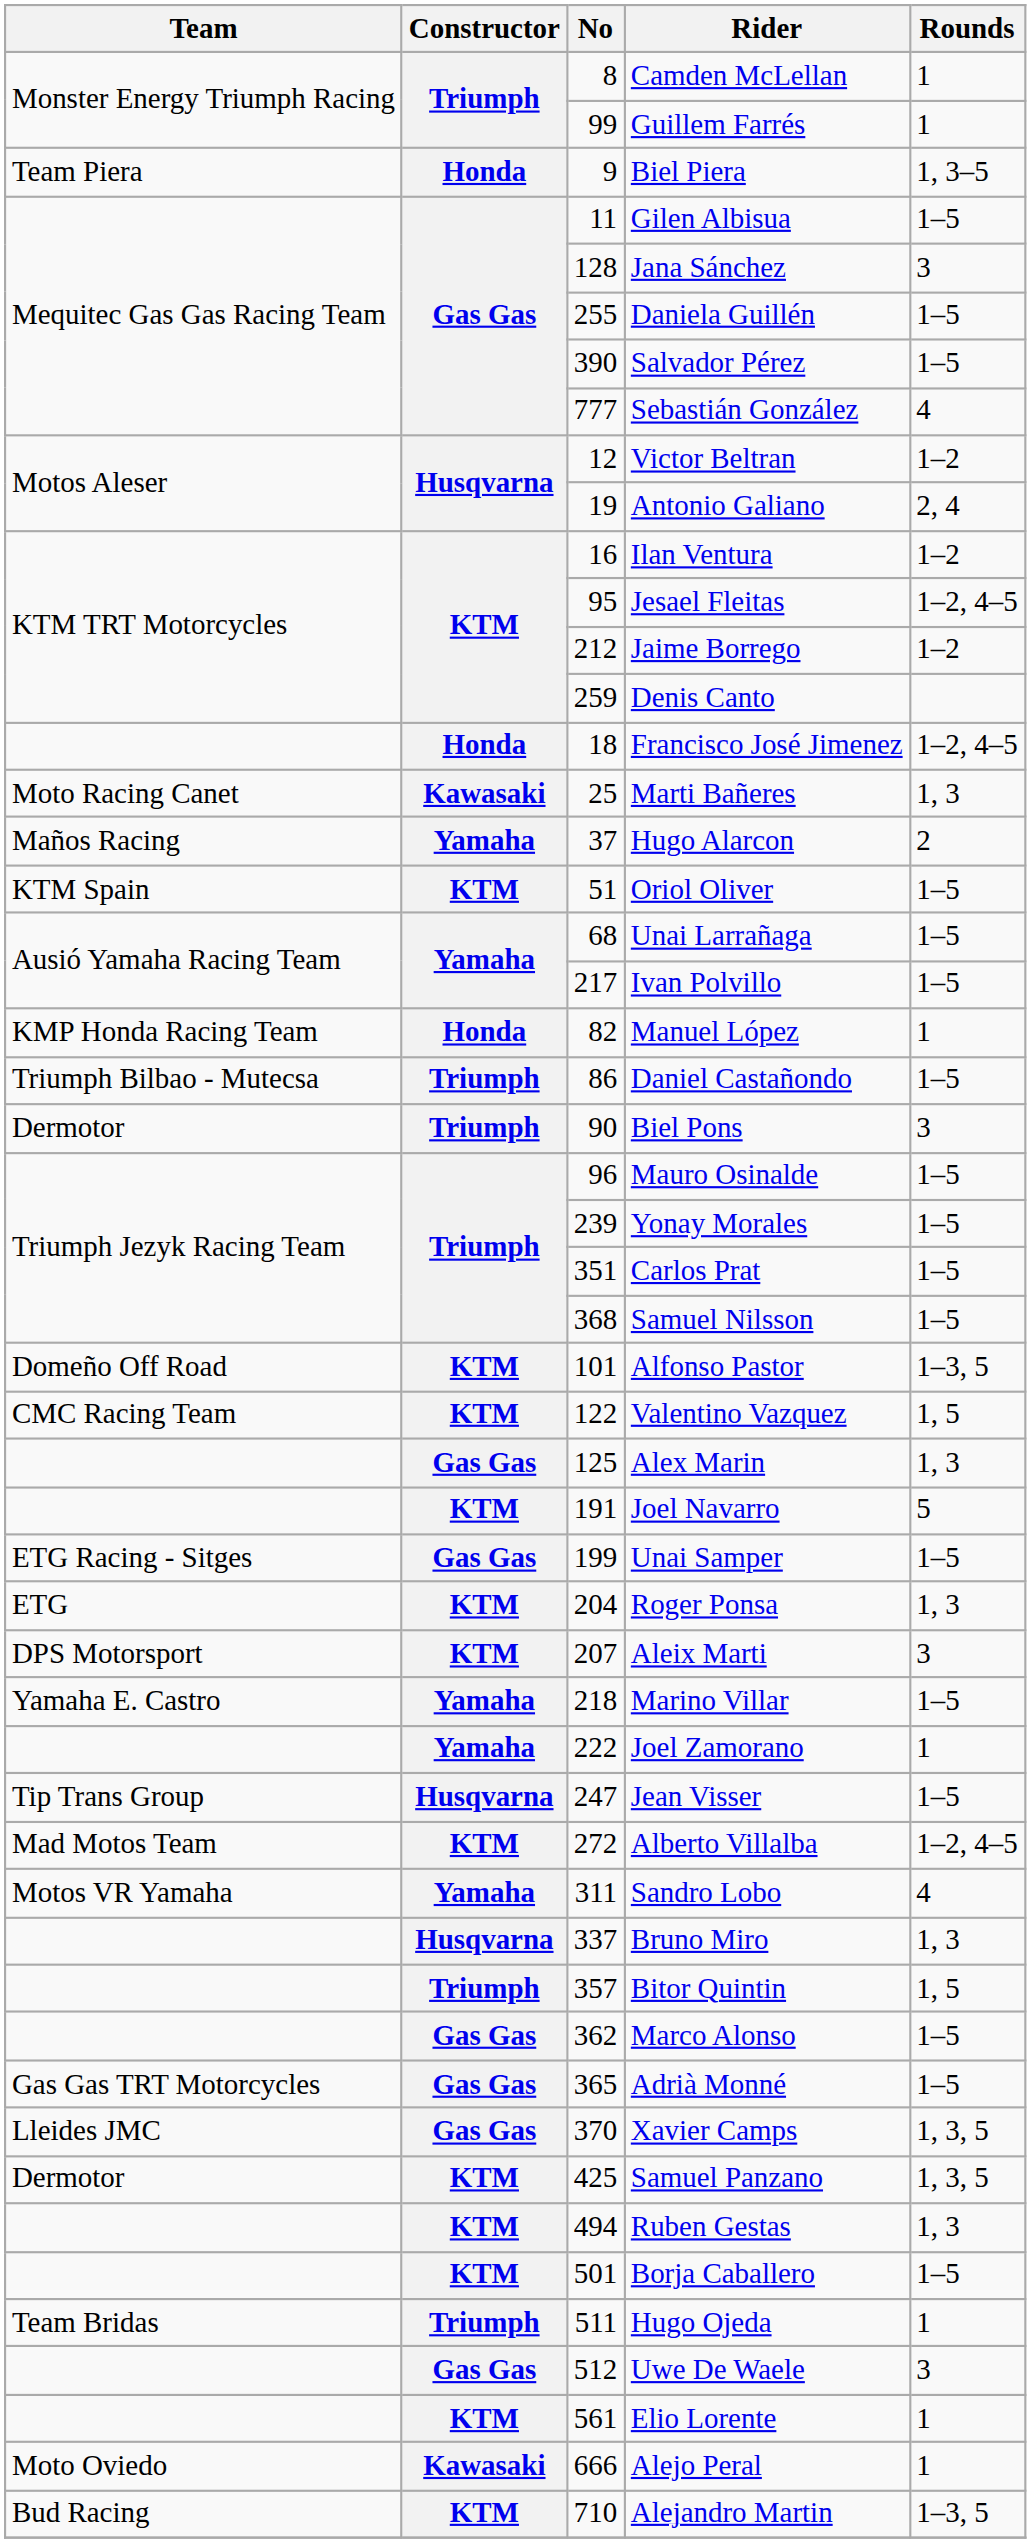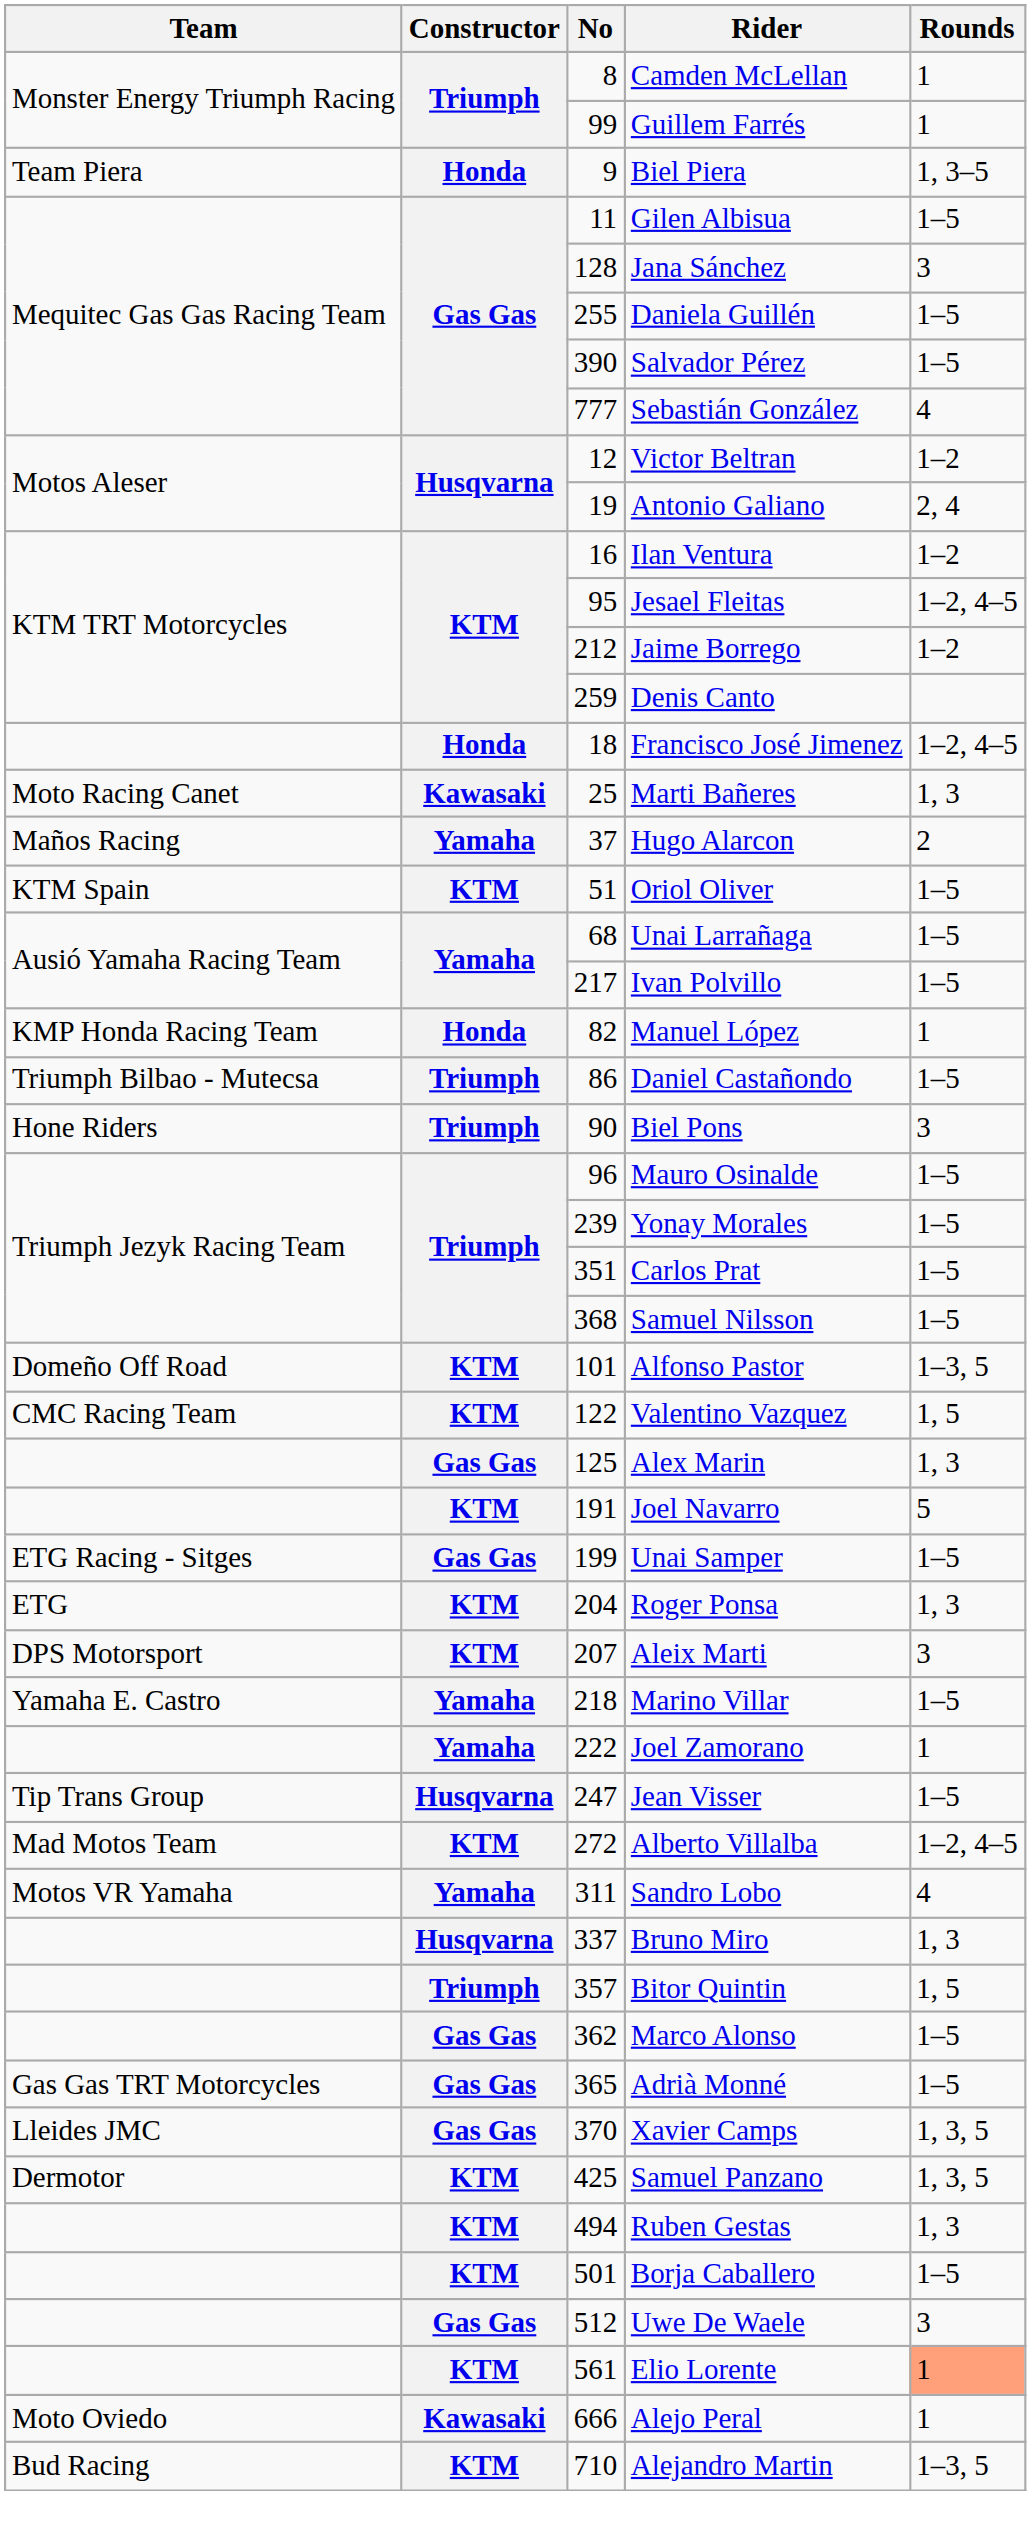(68, 1127) Dermotor -> (85, 1127) Hone Riders
- row: (701, 2321)
(924, 2417) no background -> (924, 2369) lightsalmon background
